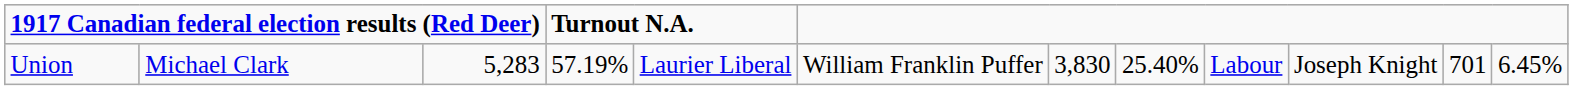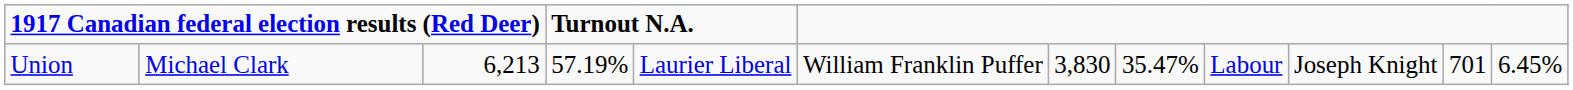(512, 63) 5,283 -> (512, 63) 6,213
(1160, 63) 25.40% -> (1160, 63) 35.47%
